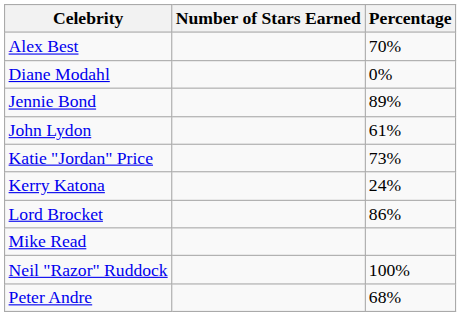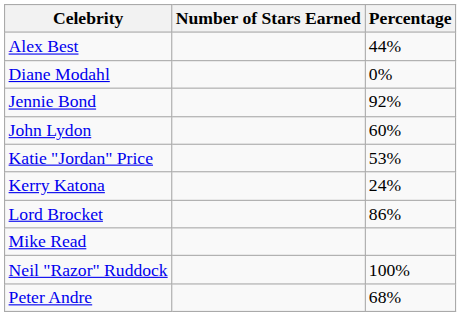(385, 46) 70% -> (385, 46) 44%
(385, 102) 89% -> (385, 102) 92%
(385, 130) 61% -> (385, 130) 60%
(385, 158) 73% -> (385, 158) 53%
